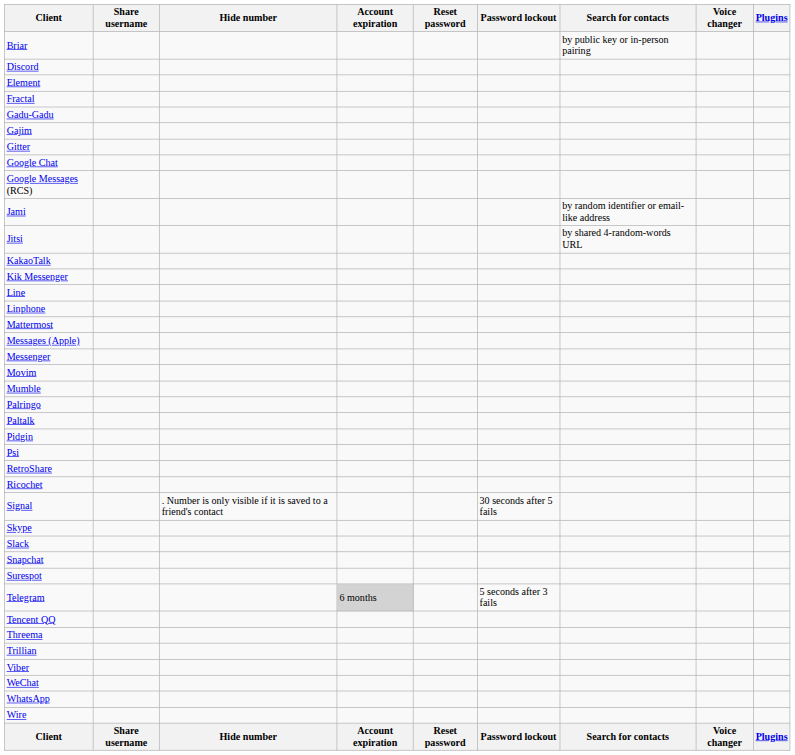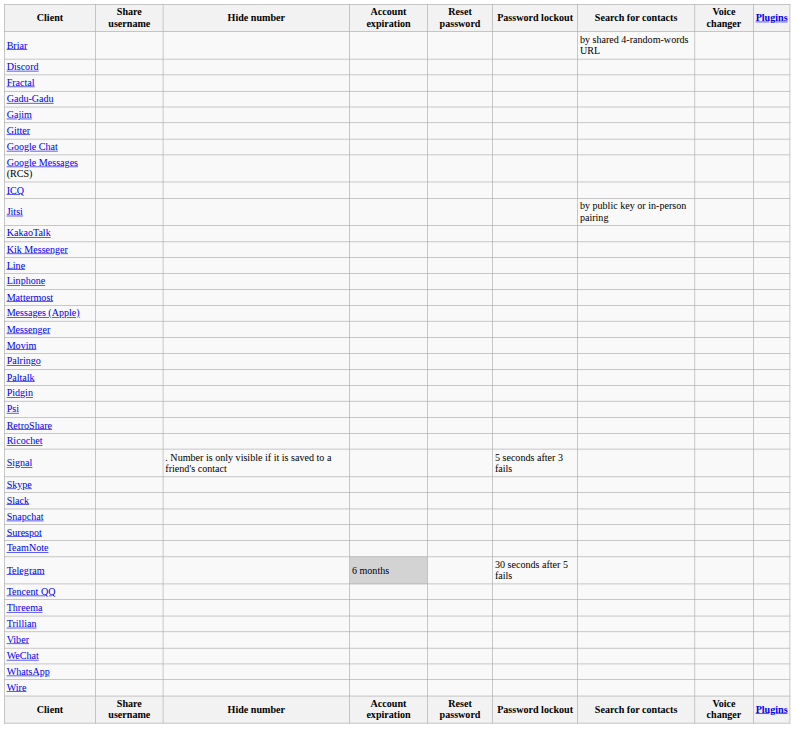(615, 45) by public key or in-person pairing -> (634, 45) by shared 4-random-words URL
- row: (23, 83)
+ row: (15, 190)
- row: (16, 212)
(616, 239) by shared 4-random-words URL -> (633, 212) by public key or in-person pairing
- row: (24, 388)
(516, 506) 30 seconds after 5 fails -> (529, 463) 5 seconds after 3 fails
+ row: (28, 548)
(514, 597) 5 seconds after 3 fails -> (531, 570) 30 seconds after 5 fails
